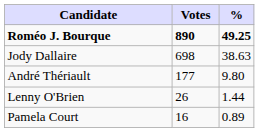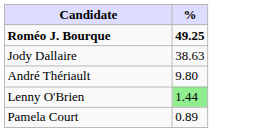- column: (196, 14)
(233, 96) no background -> (187, 96) lightgreen background
